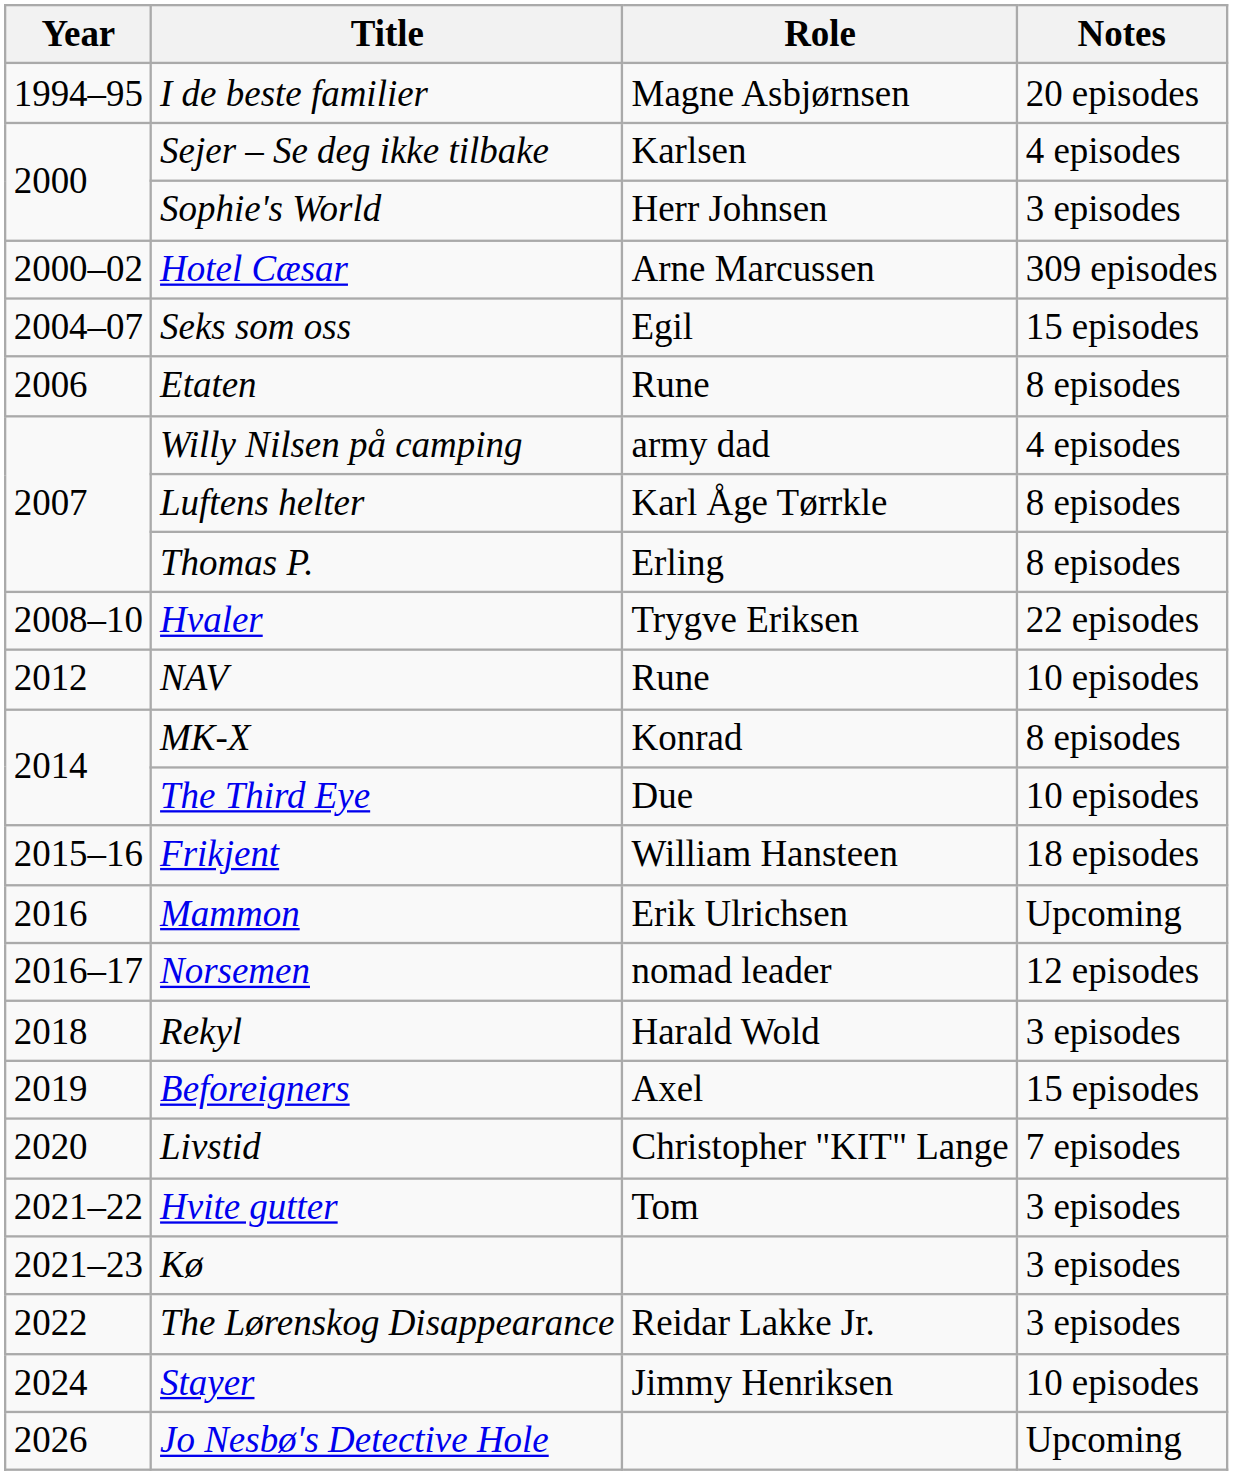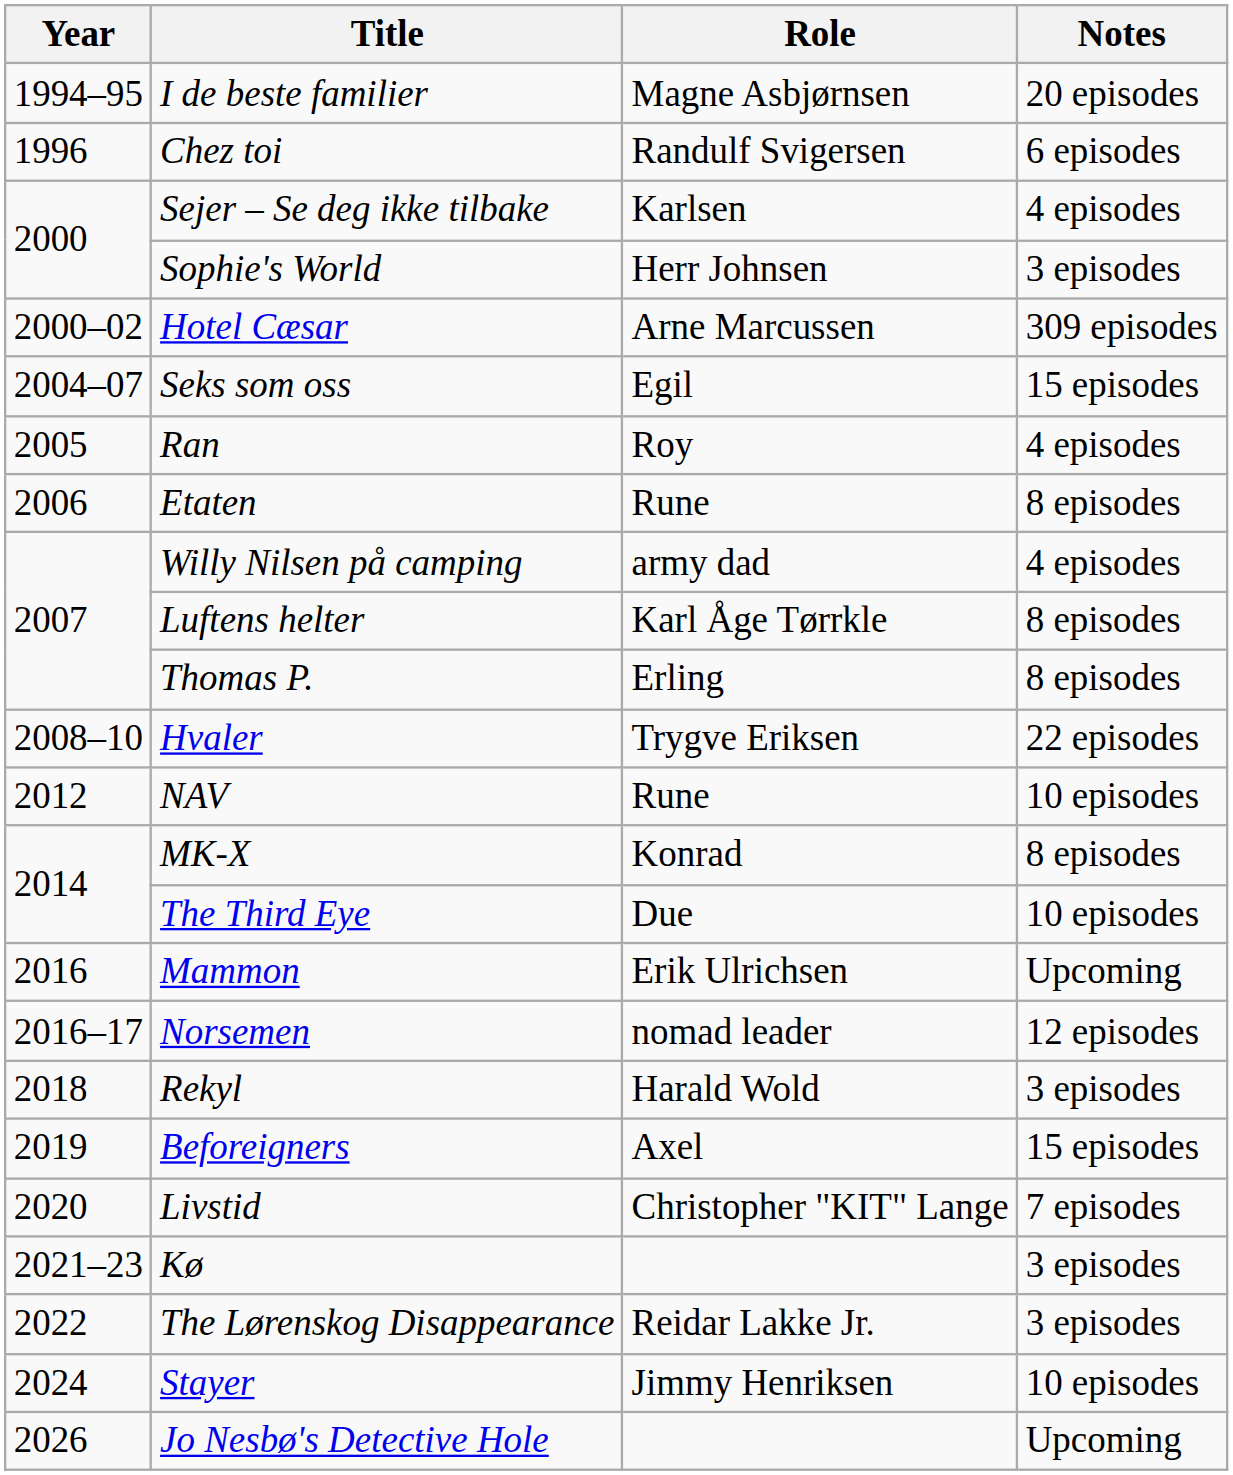+ row: (221, 151)
+ row: (190, 444)
- row: (220, 854)
- row: (249, 1206)
